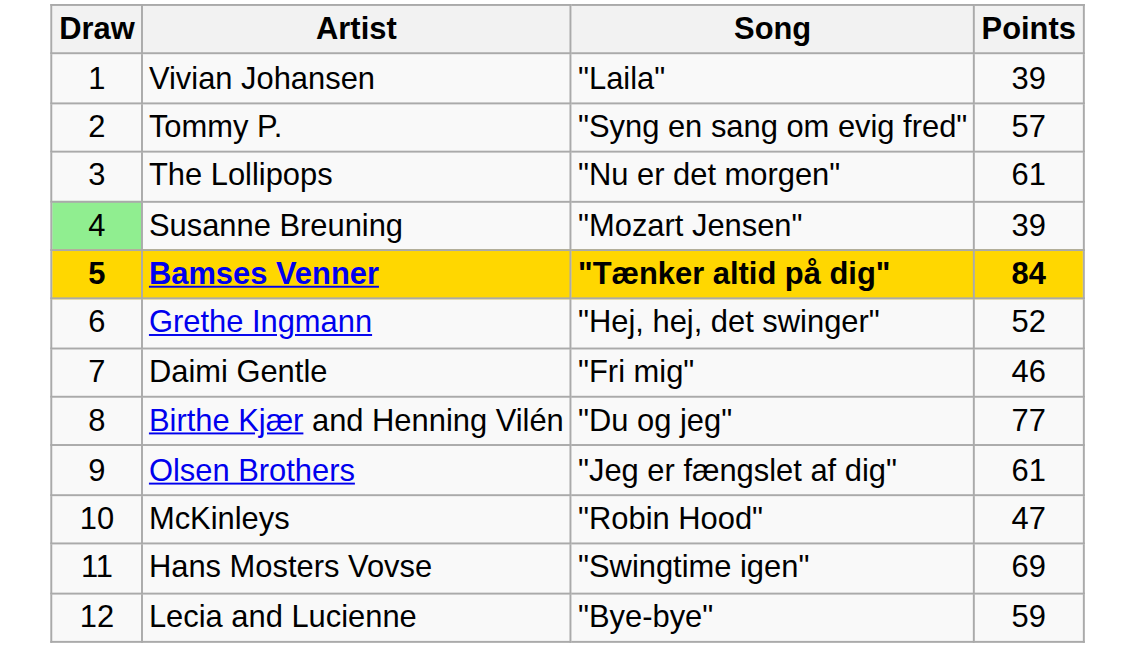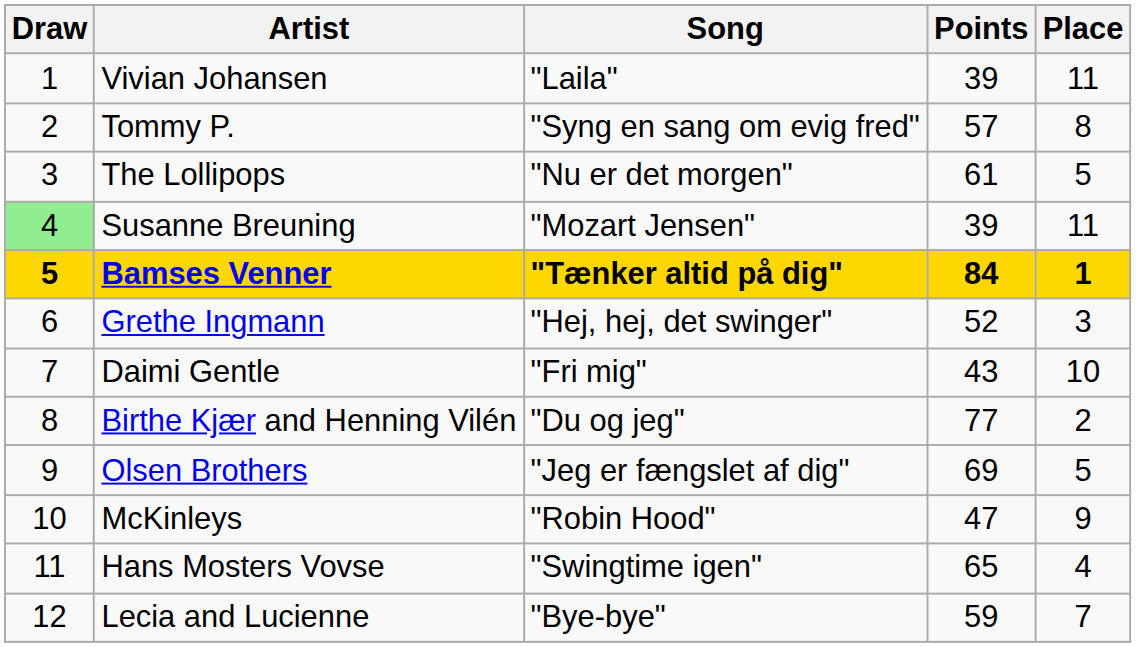+ column: (1083, 28)
(1029, 371) 46 -> (981, 371) 43
(1029, 469) 61 -> (981, 469) 69
(1029, 567) 69 -> (981, 567) 65
